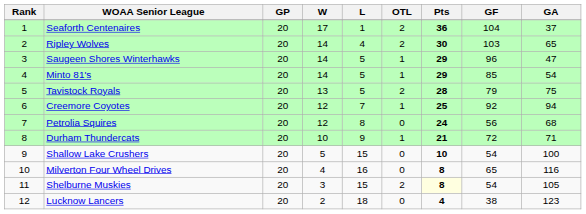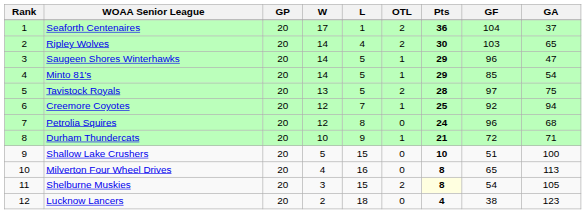(491, 91) 79 -> (491, 91) 97
(491, 122) 56 -> (491, 122) 96
(491, 153) 54 -> (491, 153) 51
(551, 169) 116 -> (551, 169) 113
